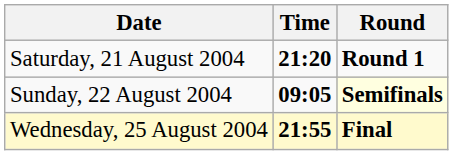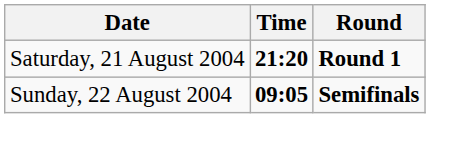(392, 94) lightyellow background -> (369, 94) no background
- row: (139, 130)
